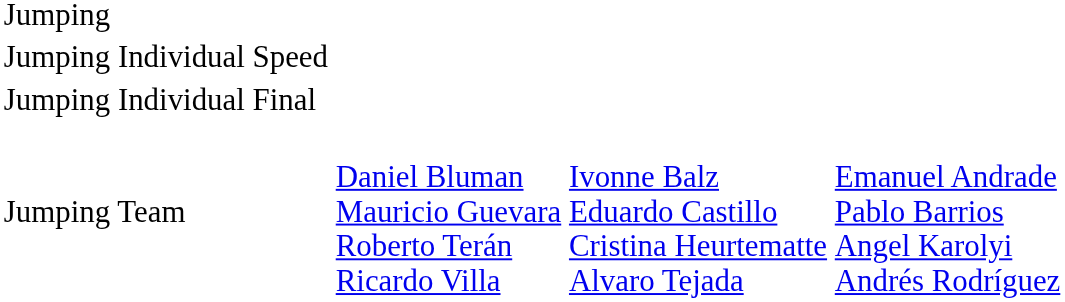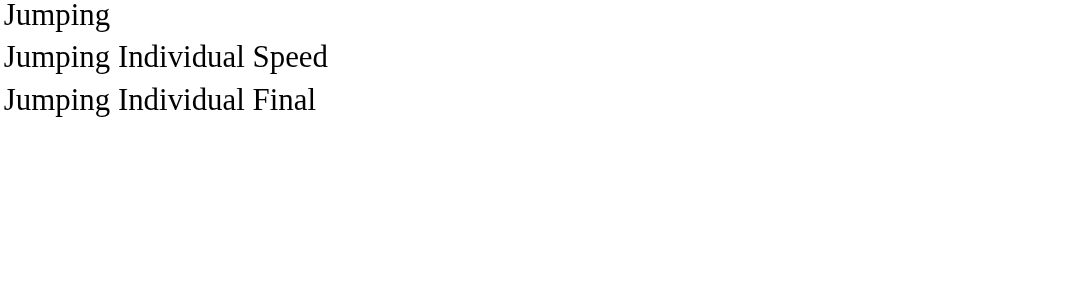- row: (95, 211)
